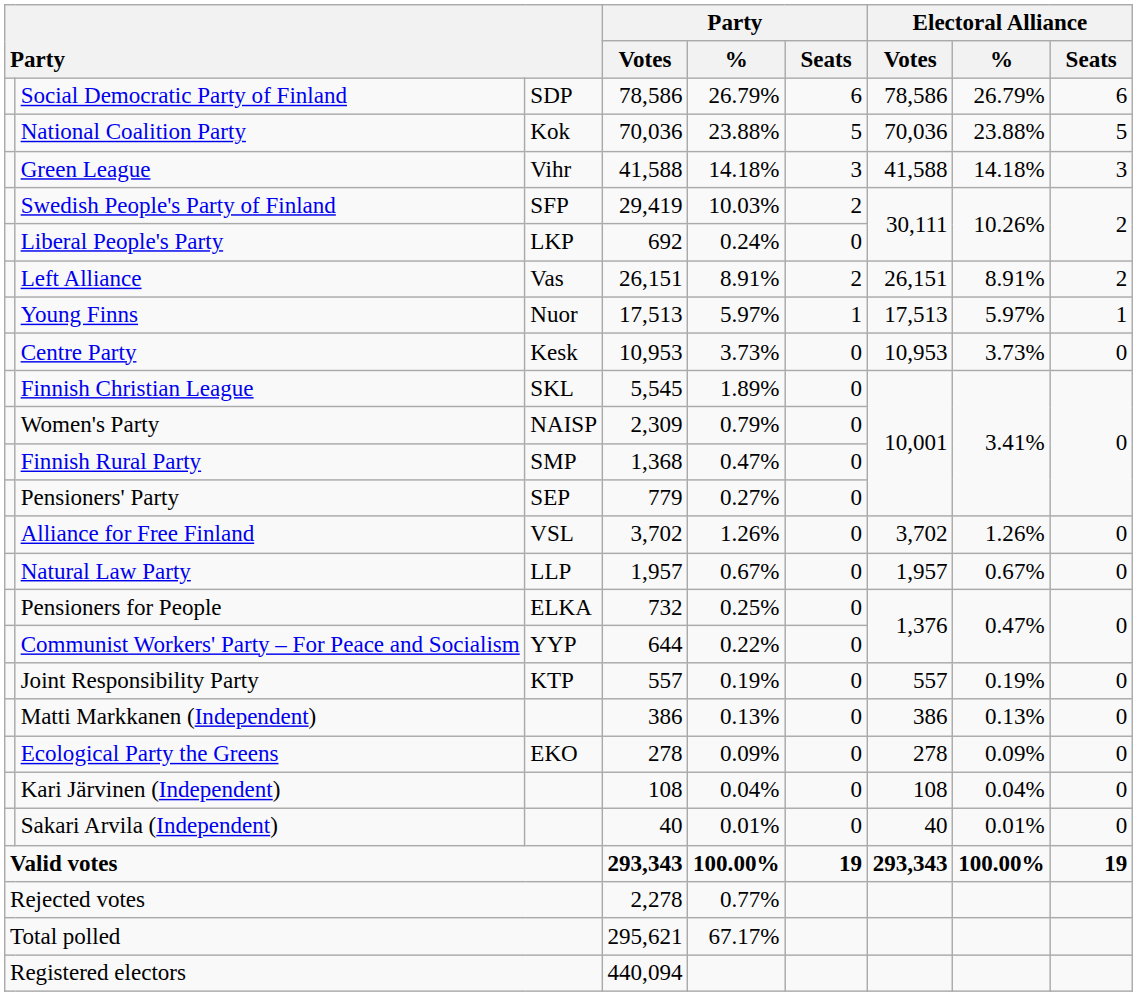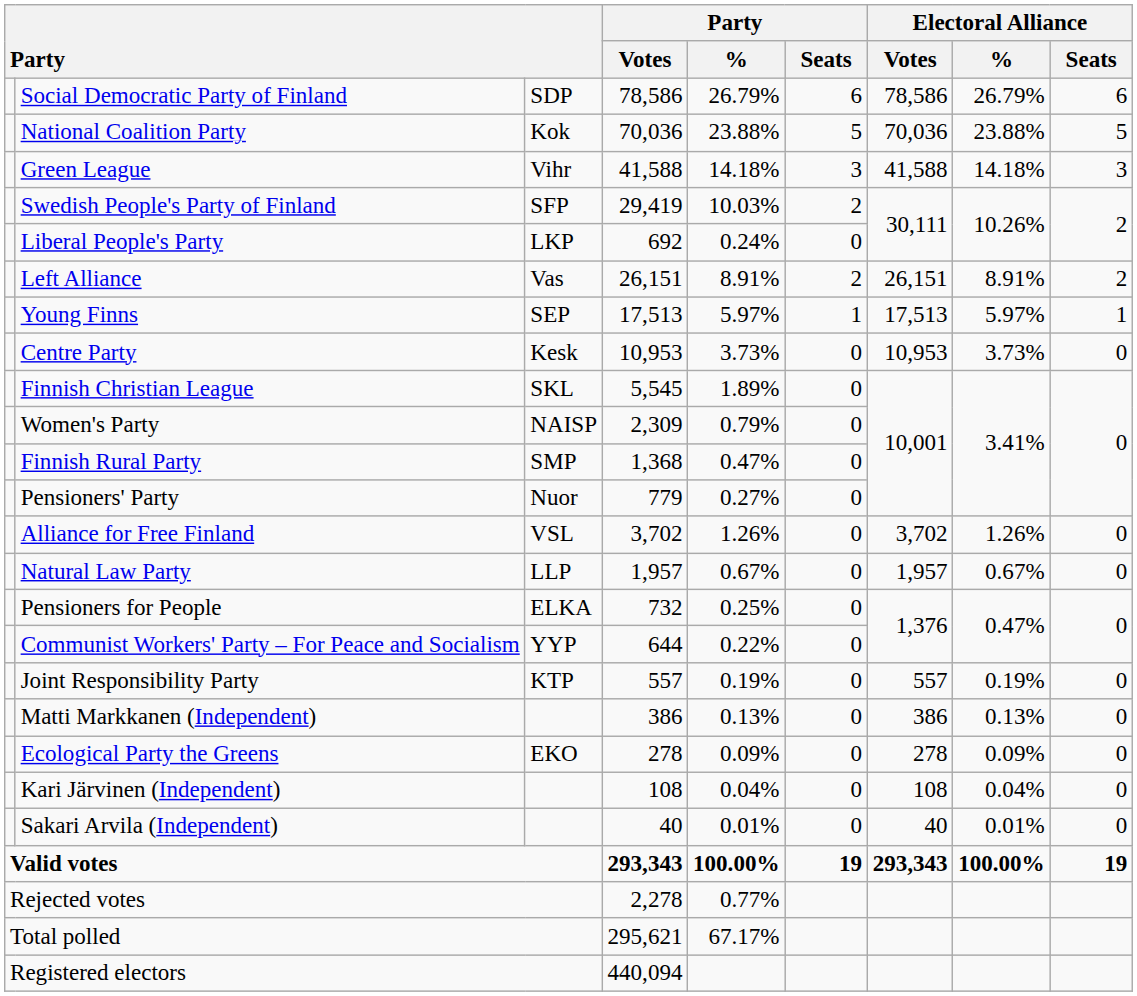(554, 315) Nuor -> (550, 315) SEP
(550, 497) SEP -> (554, 497) Nuor
